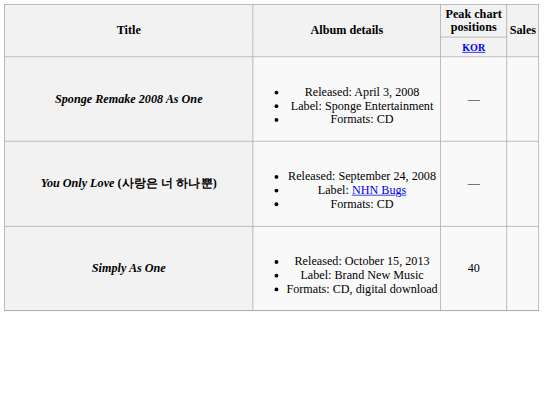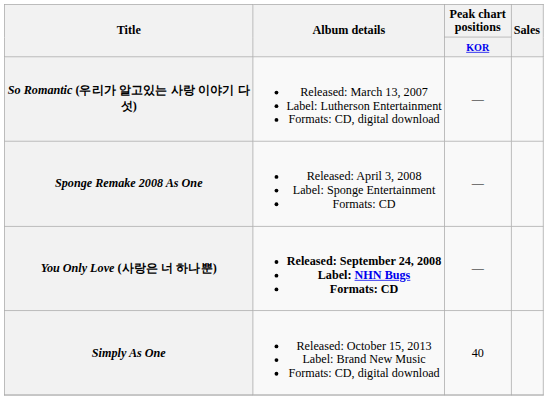+ row: (129, 98)
(347, 190) normal -> (349, 275) bold
